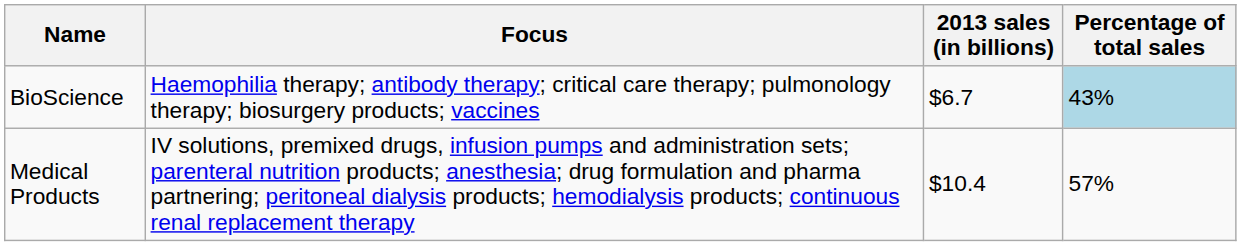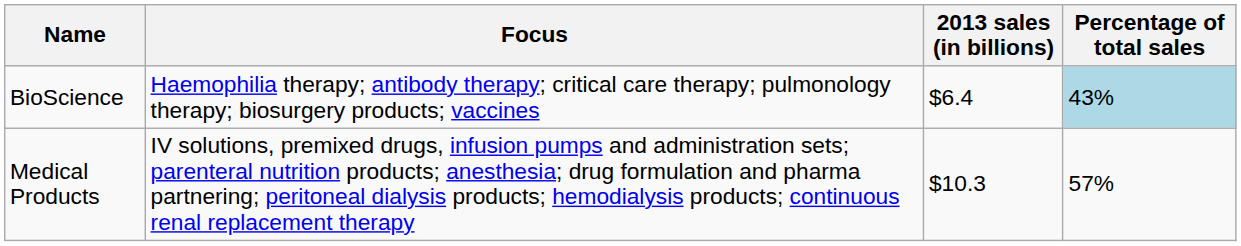(951, 96) $6.7 -> (951, 96) $6.4
(957, 184) $10.4 -> (957, 184) $10.3
